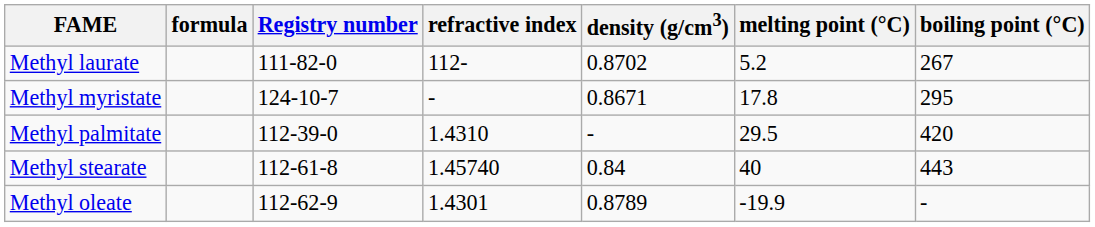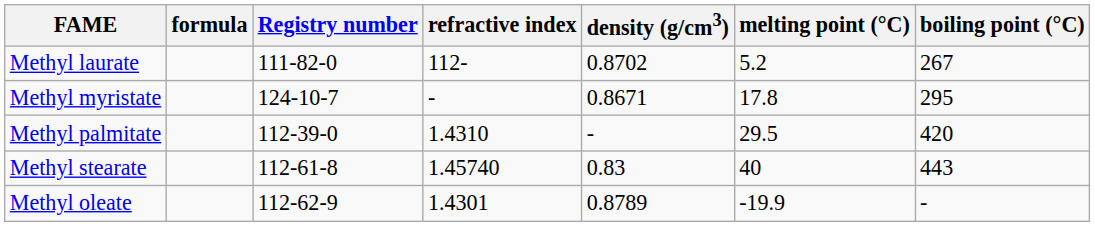(606, 168) 0.84 -> (606, 168) 0.83
